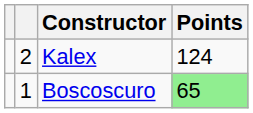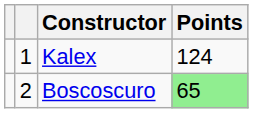(26, 57) 2 -> (26, 57) 1
(26, 91) 1 -> (26, 91) 2
